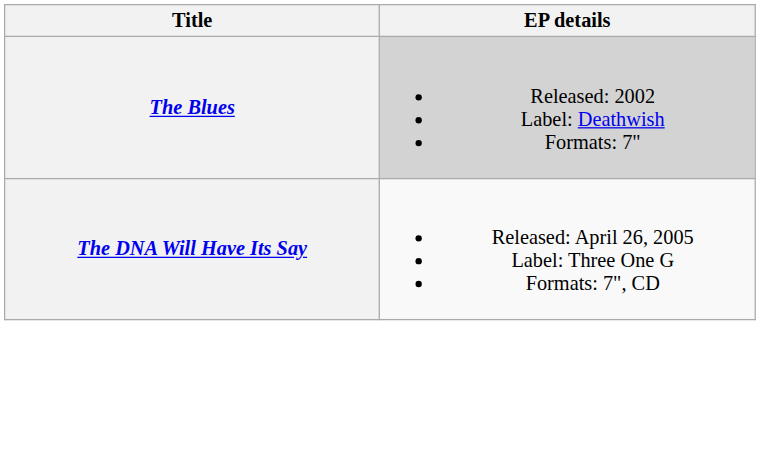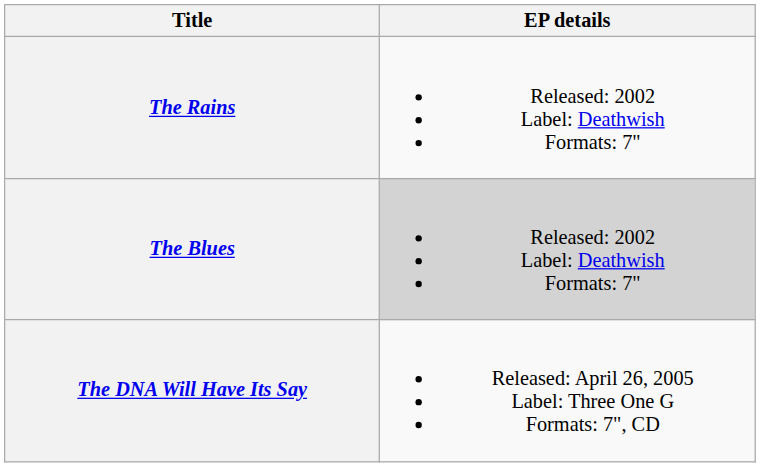+ row: (192, 107)
